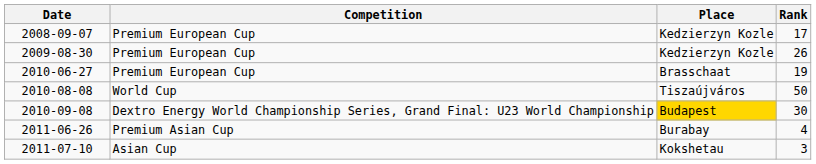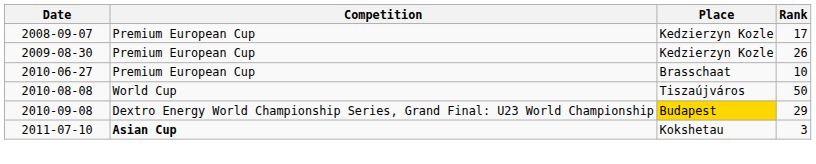(801, 72) 19 -> (801, 72) 10
(801, 110) 30 -> (801, 110) 29
- row: (57, 130)
(145, 149) normal -> (145, 130) bold
